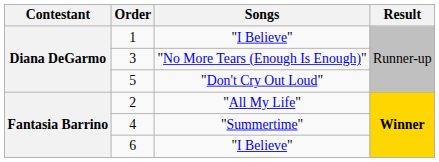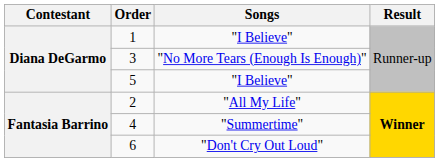(262, 80) "Don't Cry Out Loud" -> (262, 80) "I Believe"
(262, 146) "I Believe" -> (262, 146) "Don't Cry Out Loud"
